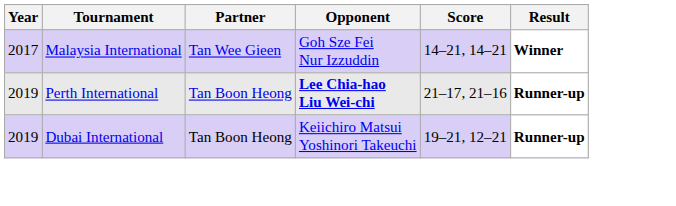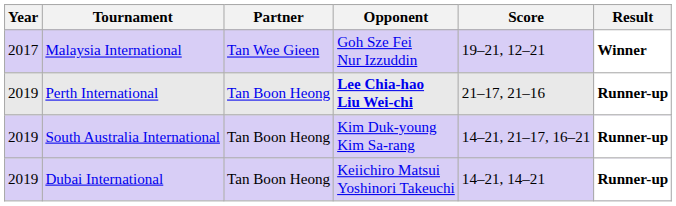(465, 51) 14–21, 14–21 -> (503, 51) 19–21, 12–21
+ row: (133, 136)
(465, 136) 19–21, 12–21 -> (503, 179) 14–21, 14–21
